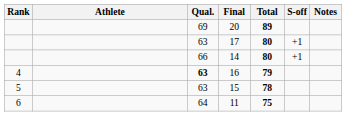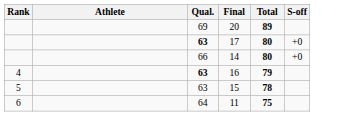- column: (326, 12)
(203, 42) normal -> (203, 42) bold
(297, 42) +1 -> (297, 42) +0
(297, 57) +1 -> (297, 57) +0
